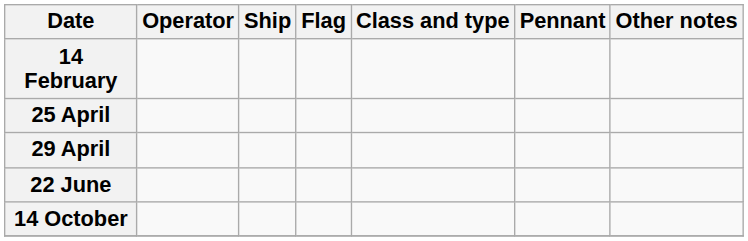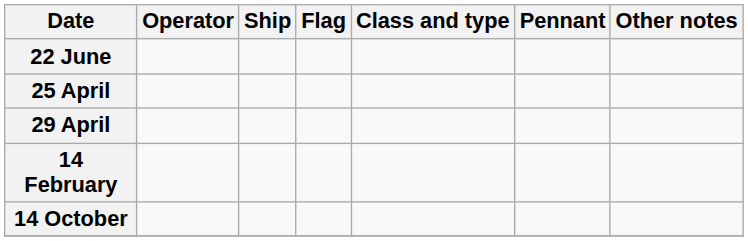rows swapped: (71, 68) <-> (71, 184)
